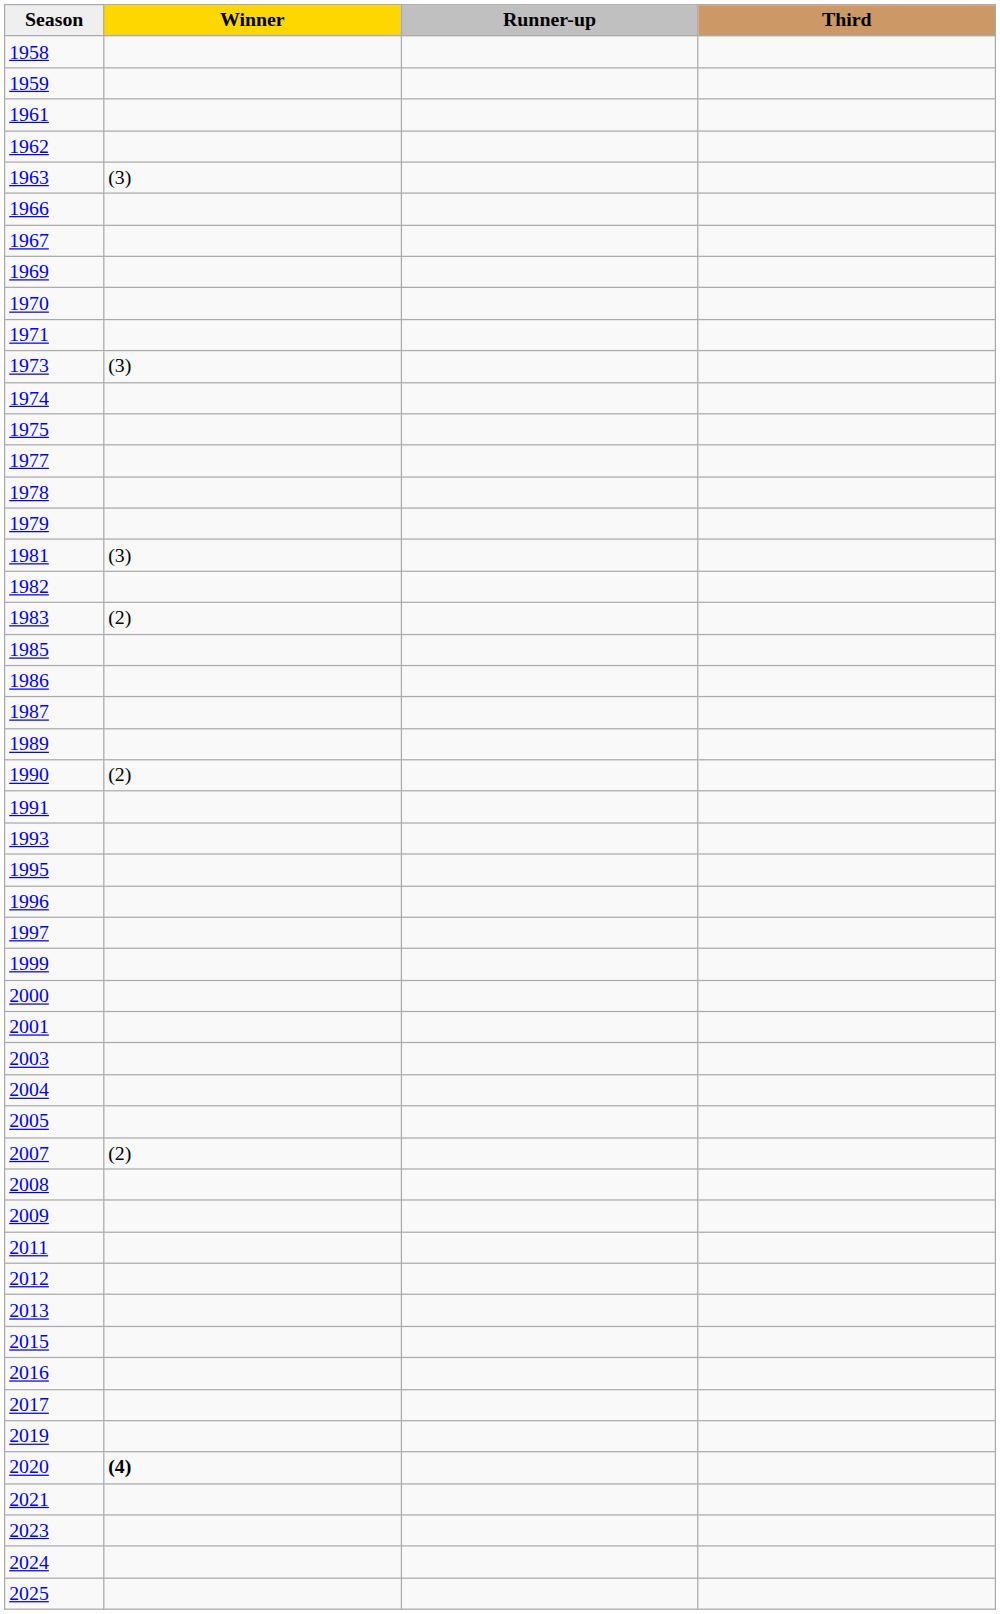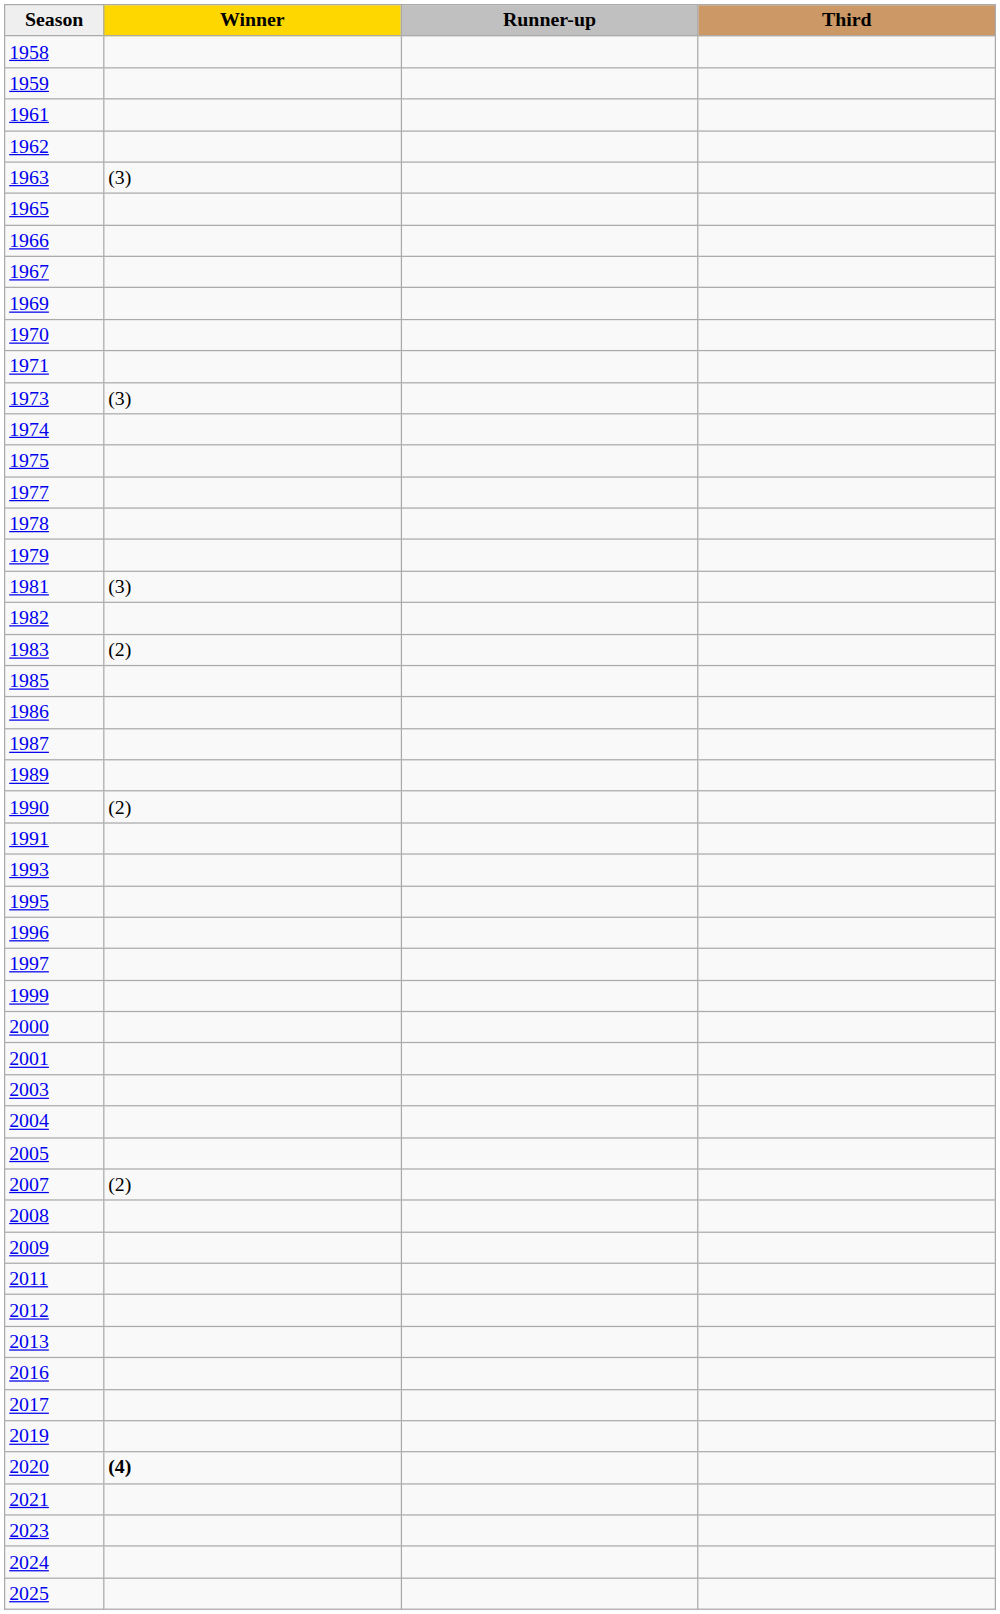+ row: (29, 209)
- row: (29, 1341)
